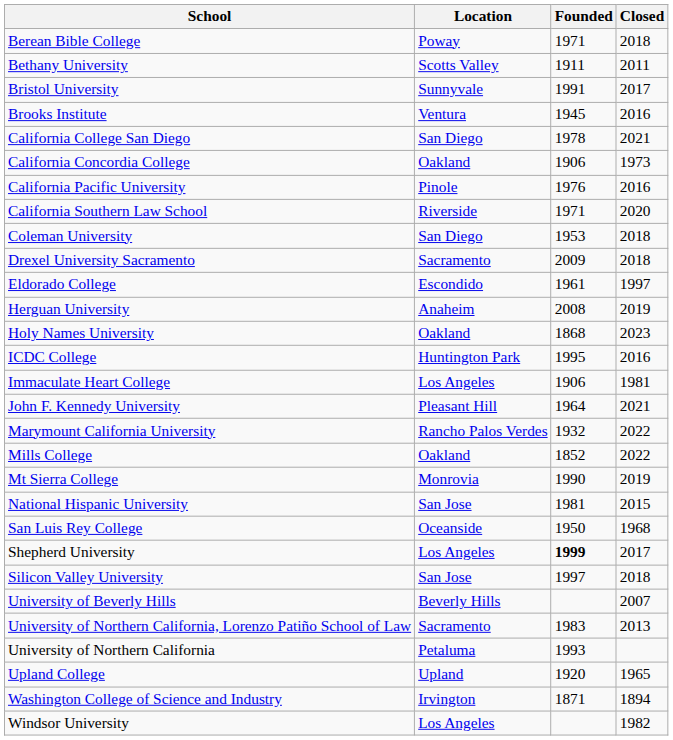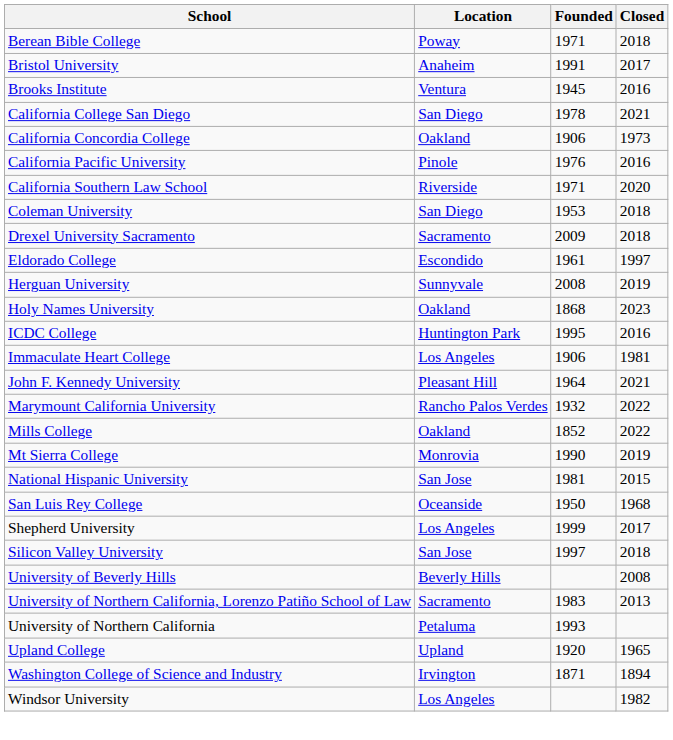- row: (68, 65)
(451, 89) Sunnyvale -> (446, 65) Anaheim
(446, 308) Anaheim -> (451, 284) Sunnyvale
(570, 552) bold -> (570, 528) normal
(635, 601) 2007 -> (635, 576) 2008
